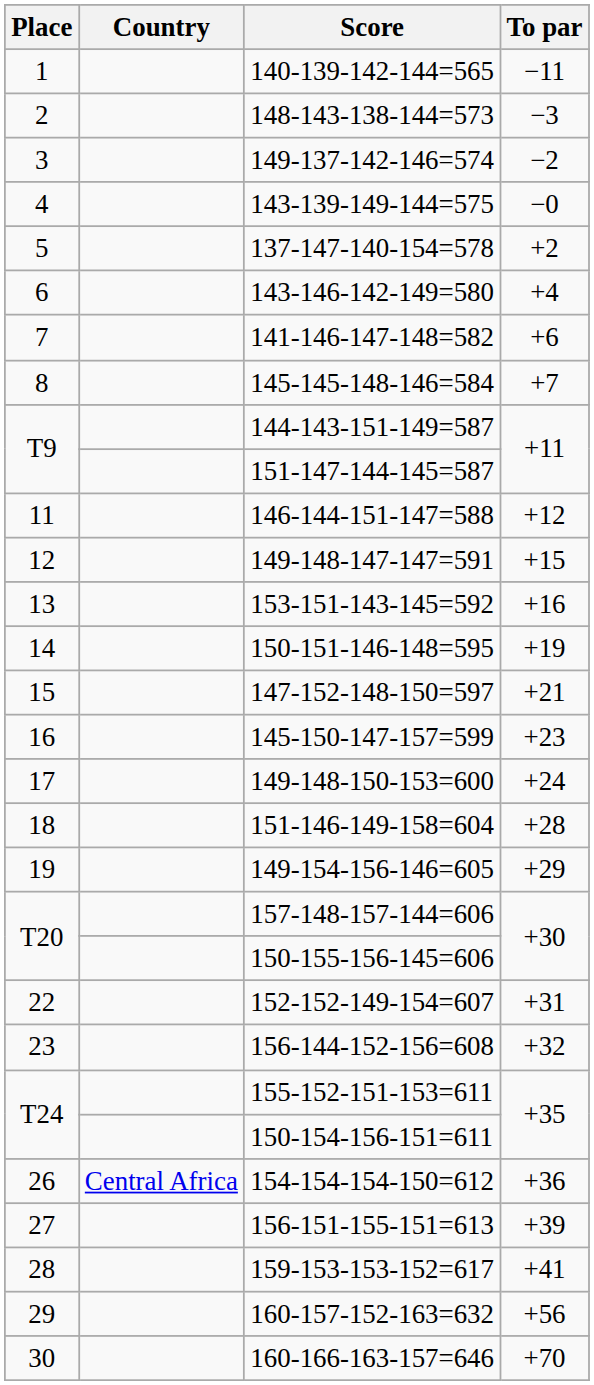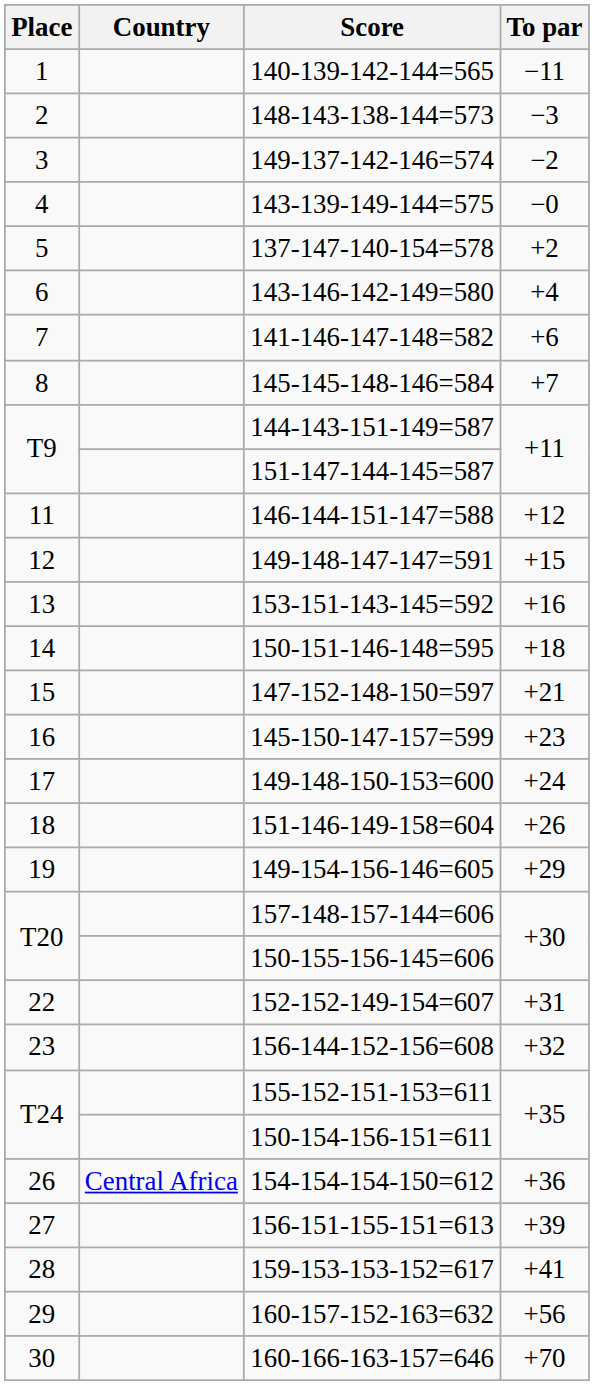(544, 647) +19 -> (544, 647) +18
(544, 825) +28 -> (544, 825) +26
